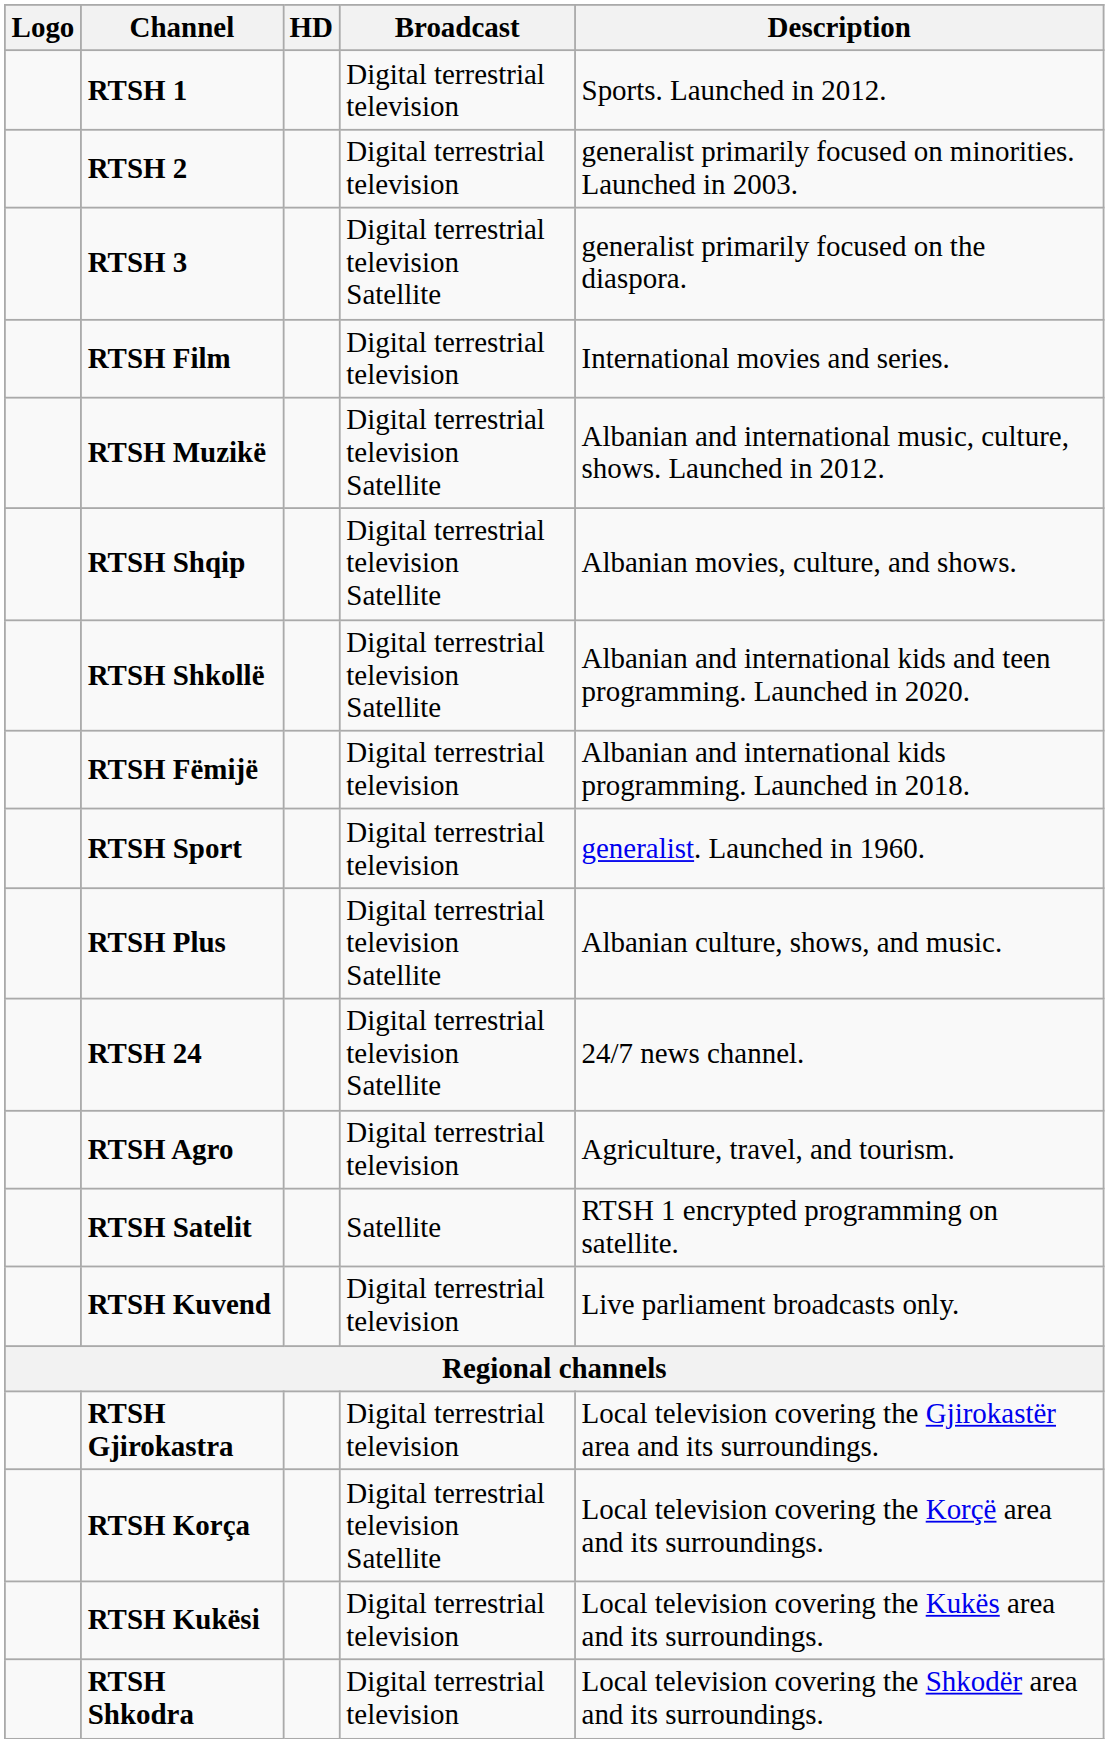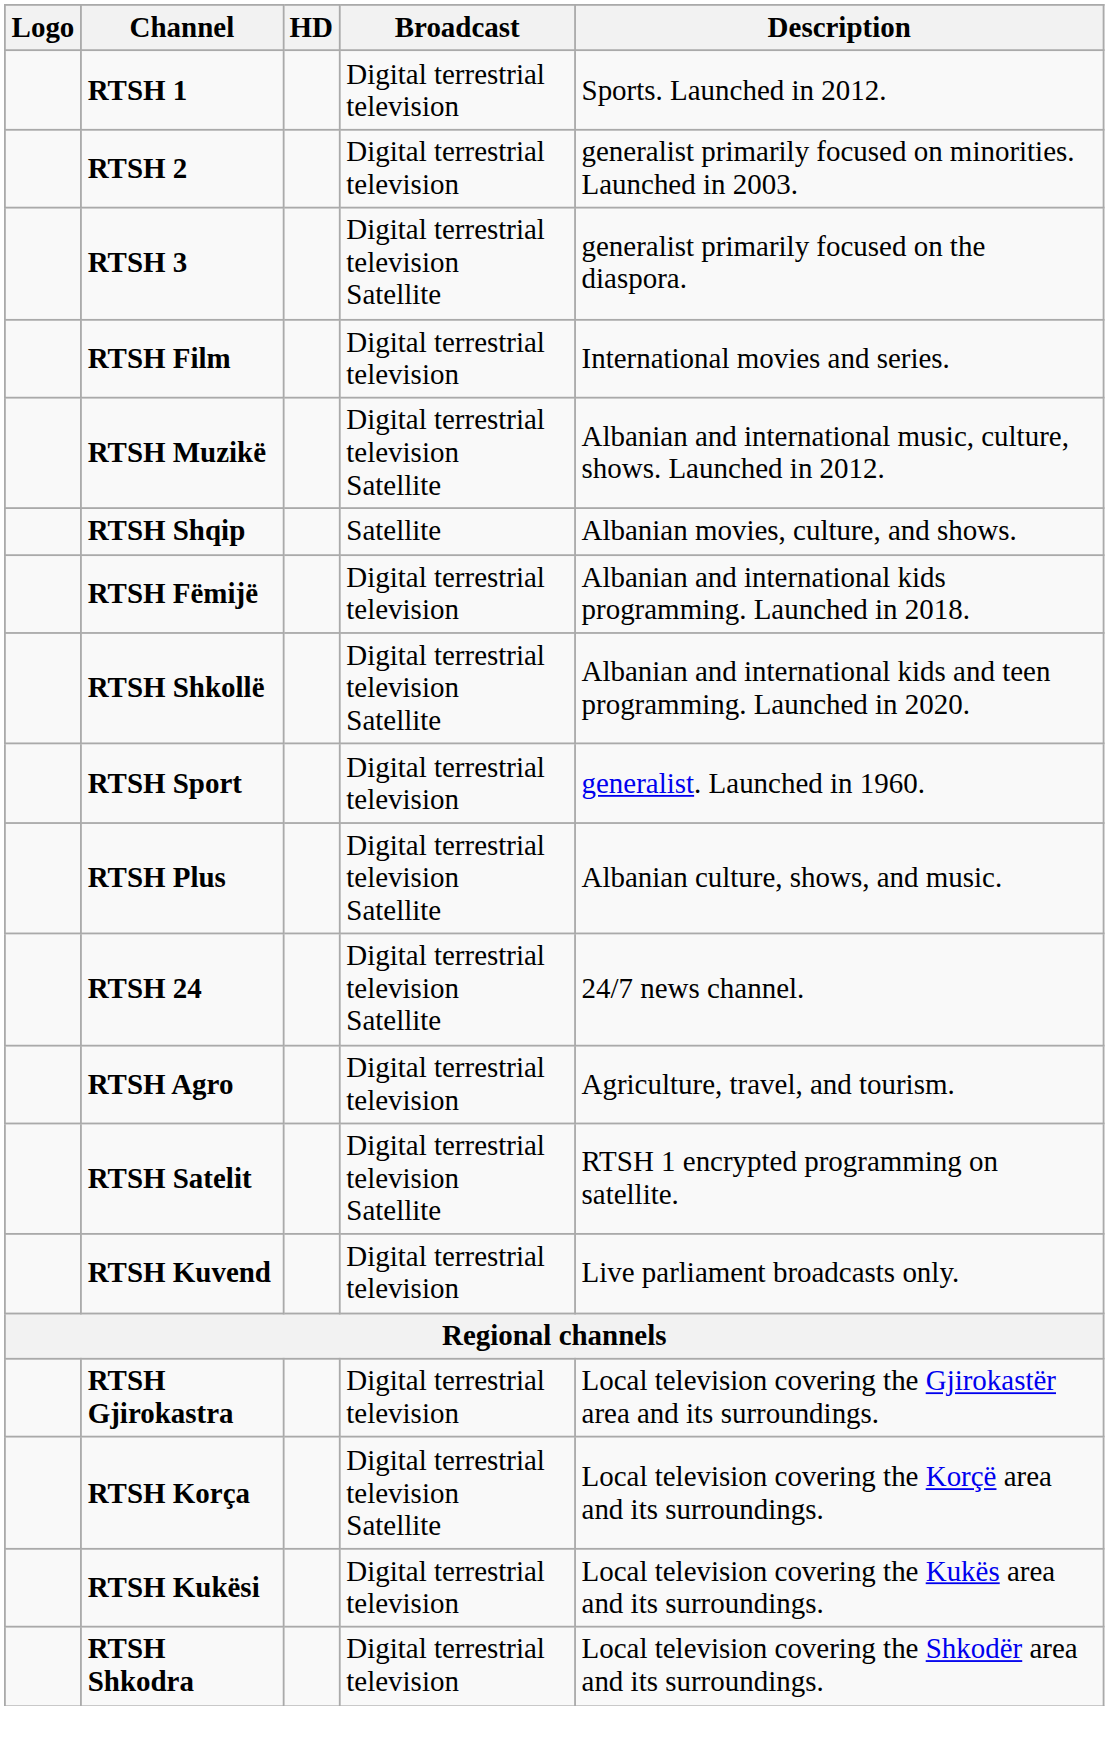(446, 563) Digital terrestrial television Satellite -> (394, 531) Satellite
rows swapped: (176, 674) <-> (173, 769)
(394, 1227) Satellite -> (446, 1178) Digital terrestrial television Satellite
